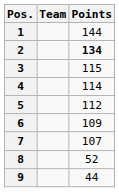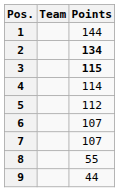(92, 68) normal -> (92, 68) bold
(92, 123) 109 -> (92, 123) 107
(92, 159) 52 -> (92, 159) 55
